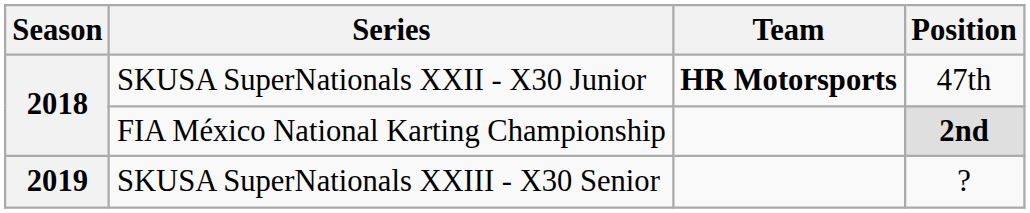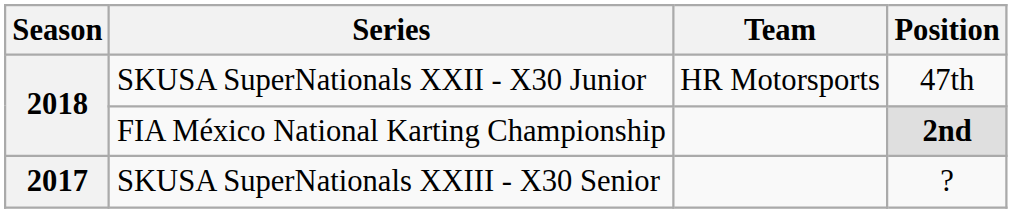(789, 79) bold -> (780, 79) normal
(57, 180) 2019 -> (57, 180) 2017
